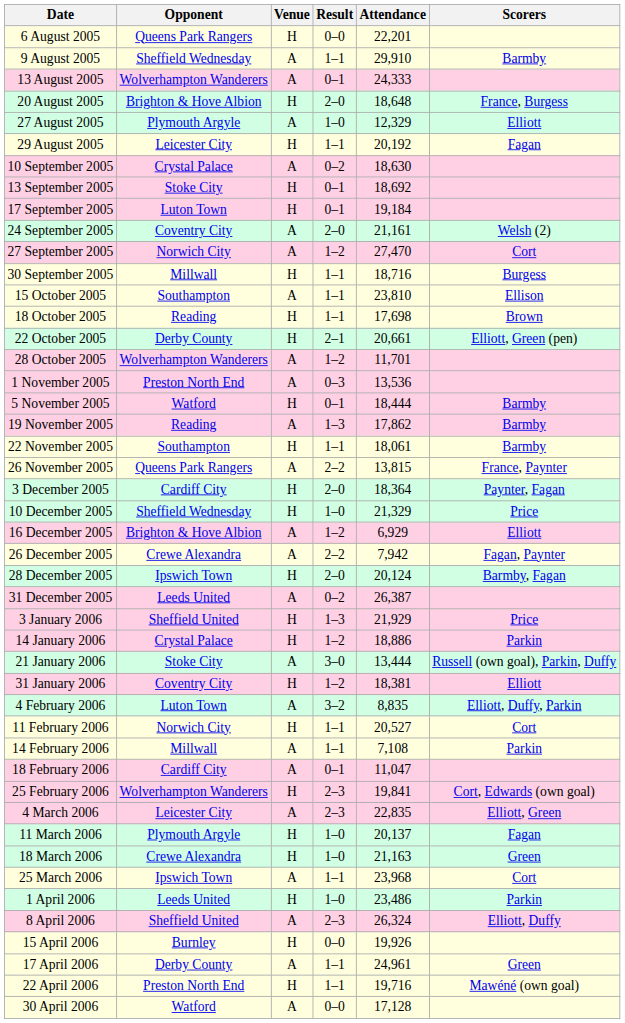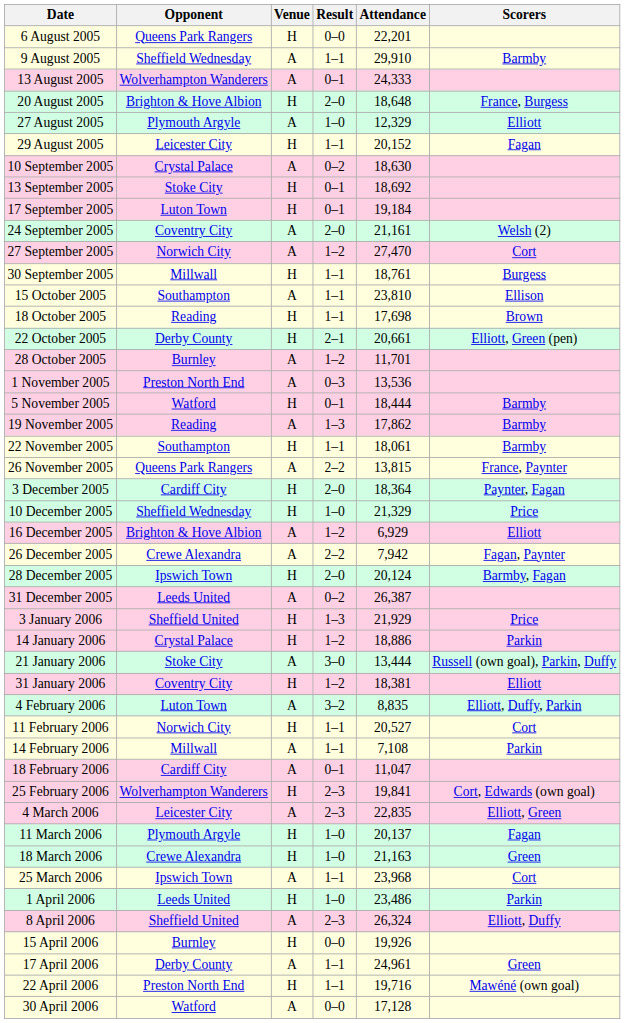(393, 144) 20,192 -> (393, 144) 20,152
(393, 274) 18,716 -> (393, 274) 18,761
(194, 360) Wolverhampton Wanderers -> (194, 360) Burnley
